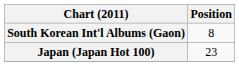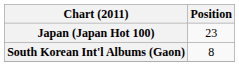rows swapped: (96, 52) <-> (96, 33)
